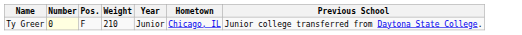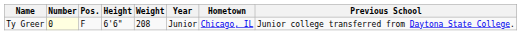+ column: (118, 11)
(111, 24) 210 -> (143, 24) 208
